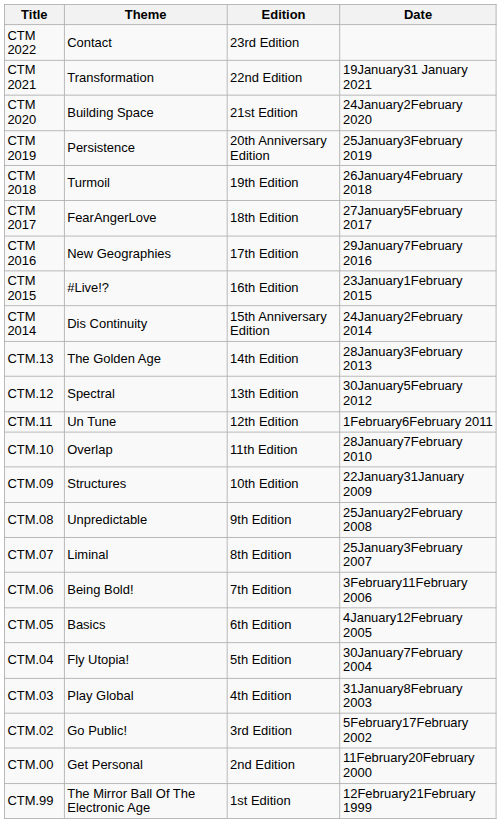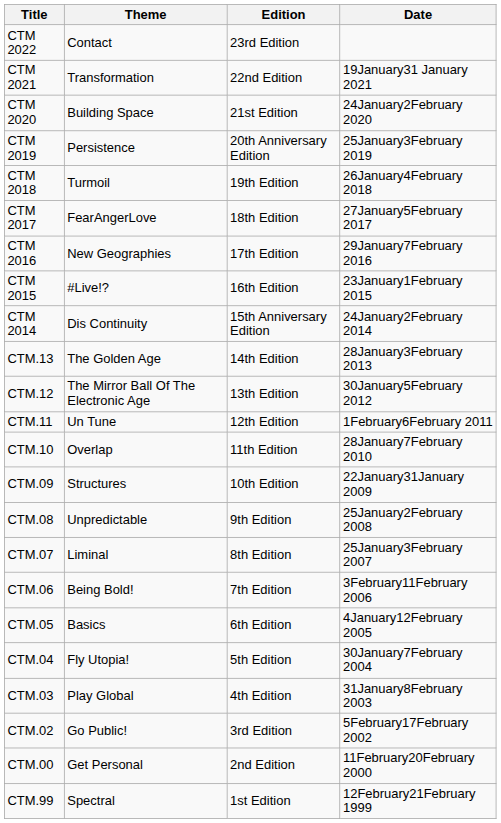(91, 393) Spectral -> (131, 393) The Mirror Ball Of The Electronic Age
(131, 800) The Mirror Ball Of The Electronic Age -> (91, 800) Spectral
